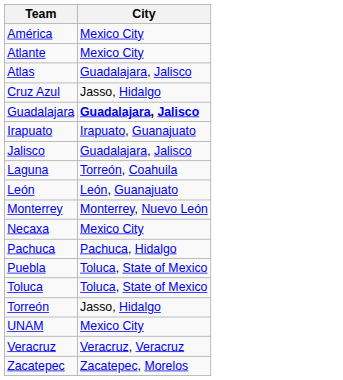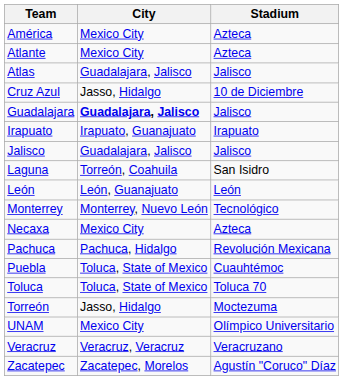+ column: (275, 14)
